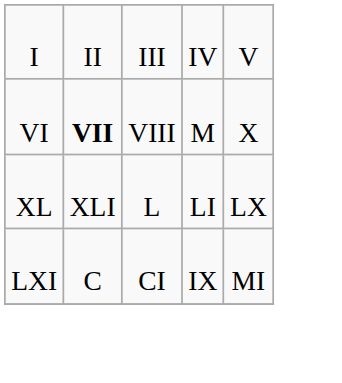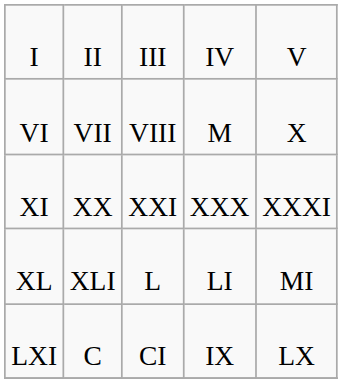(93, 131) bold -> (93, 131) normal
+ row: (34, 206)
(248, 206) LX -> (297, 281) MI
(248, 281) MI -> (297, 355) LX
